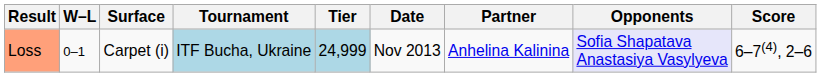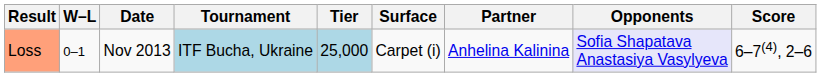columns swapped: (407, 16) <-> (136, 16)
(342, 50) 24,999 -> (344, 50) 25,000
